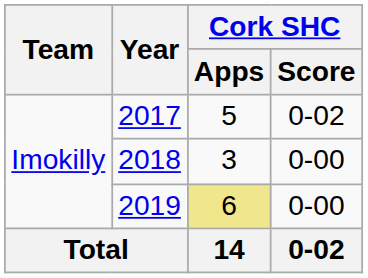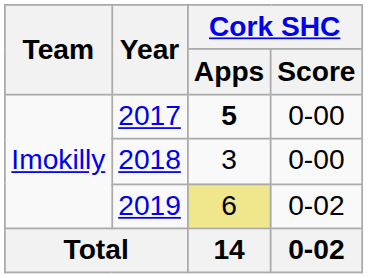(229, 116) normal -> (229, 116) bold
(316, 116) 0-02 -> (316, 116) 0-00
(316, 205) 0-00 -> (316, 205) 0-02
